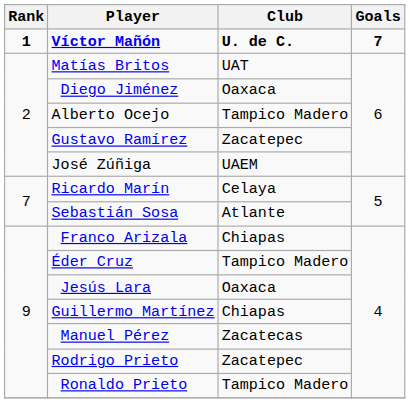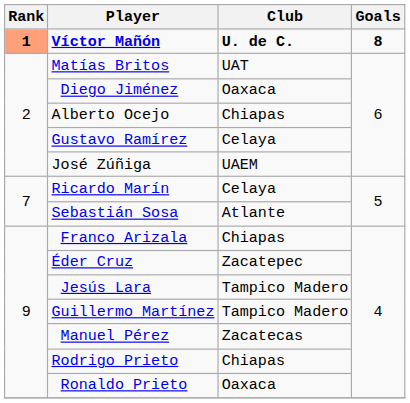(26, 41) no background -> (26, 41) lightsalmon background
(378, 41) 7 -> (378, 41) 8
(285, 115) Tampico Madero -> (253, 115) Chiapas
(262, 140) Zacatepec -> (249, 140) Celaya
(285, 263) Tampico Madero -> (262, 263) Zacatepec
(249, 287) Oaxaca -> (285, 287) Tampico Madero
(253, 312) Chiapas -> (285, 312) Tampico Madero
(262, 361) Zacatepec -> (253, 361) Chiapas
(285, 386) Tampico Madero -> (249, 386) Oaxaca
